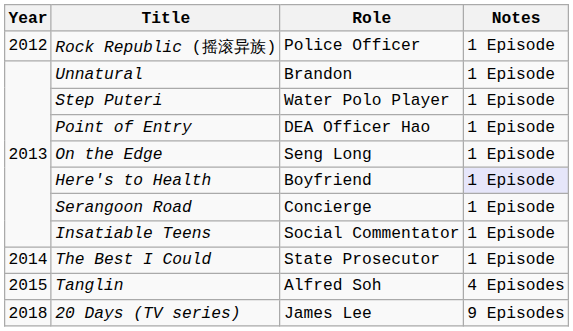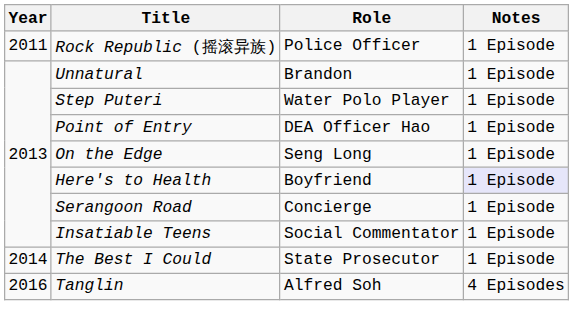(28, 46) 2012 -> (28, 46) 2011
(28, 286) 2015 -> (28, 286) 2016
- row: (148, 313)
